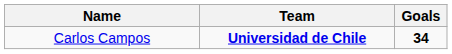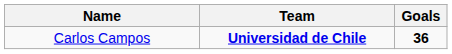(421, 38) 34 -> (421, 38) 36
